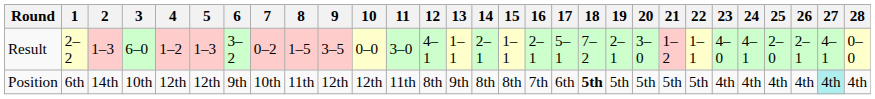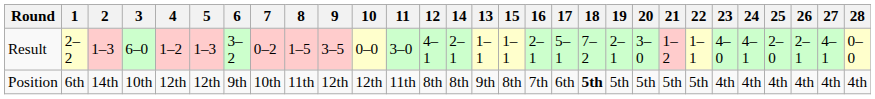columns swapped: (459, 16) <-> (485, 16)
(831, 81) paleturquoise background -> (831, 81) no background
